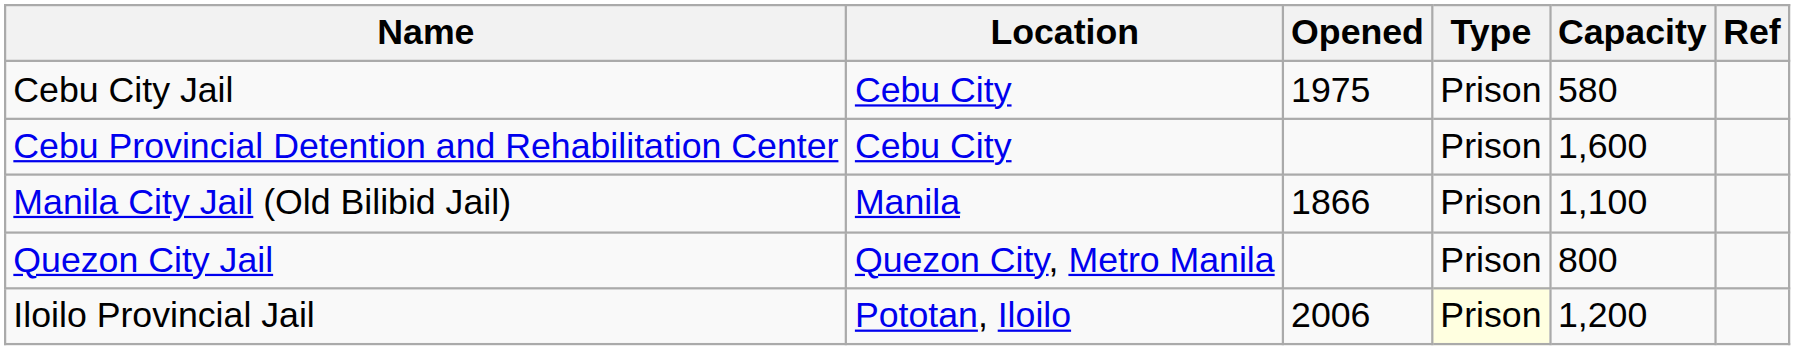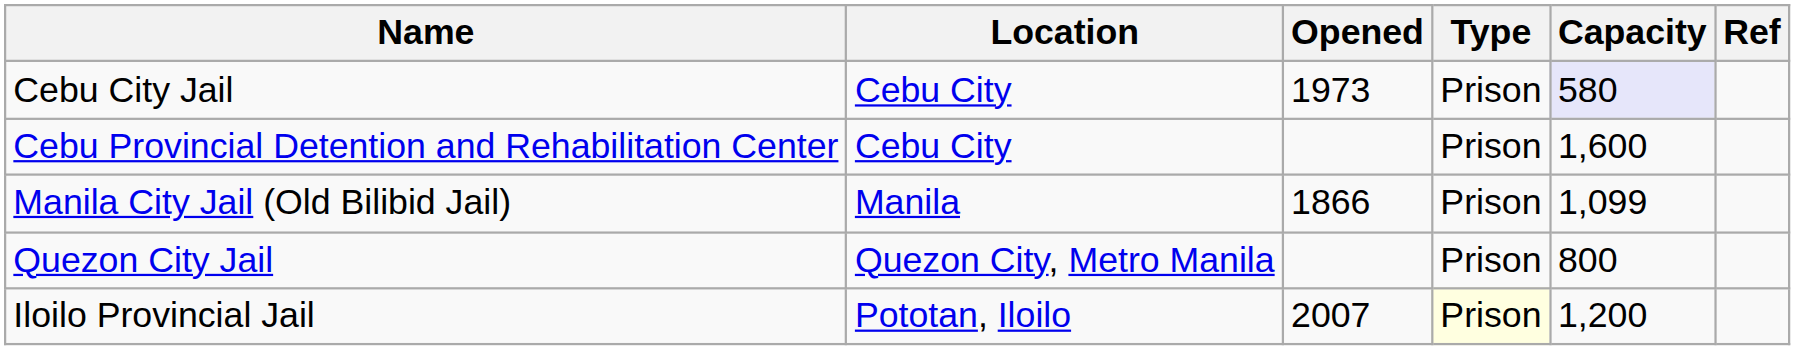(1331, 89) 1975 -> (1331, 89) 1973
(1588, 89) no background -> (1588, 89) lavender background
(1603, 202) 1,100 -> (1603, 202) 1,099
(1331, 315) 2006 -> (1331, 315) 2007
